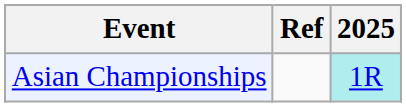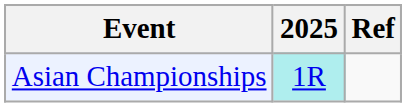columns swapped: (366, 28) <-> (302, 28)
